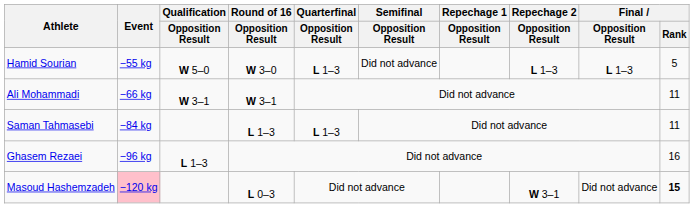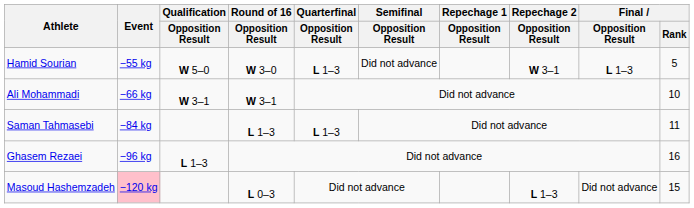(544, 71) L 1–3 -> (544, 71) W 3–1
(674, 95) 11 -> (674, 95) 10
(544, 195) W 3–1 -> (544, 195) L 1–3
(674, 188) bold -> (674, 188) normal
